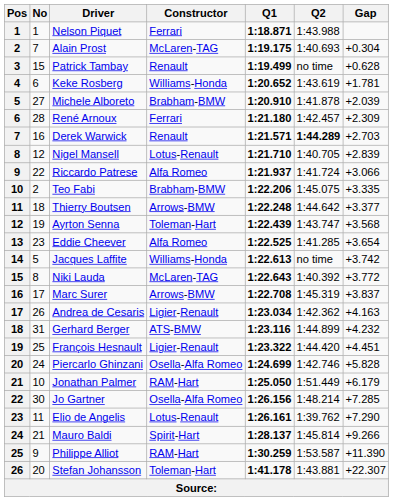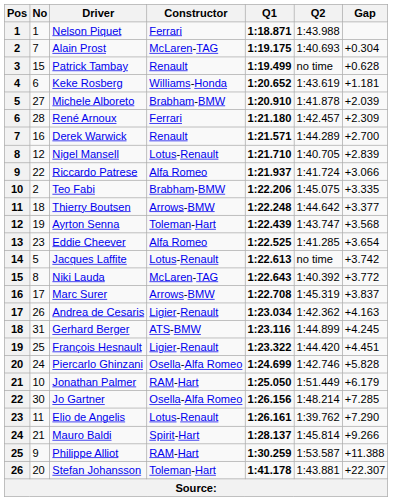(363, 84) +1.781 -> (362, 84) +1.181
(318, 136) bold -> (318, 136) normal
(363, 136) +2.703 -> (362, 136) +2.700
(188, 259) Williams-Honda -> (184, 259) Lotus-Renault
(363, 330) +4.232 -> (362, 330) +4.245
(365, 452) +11.390 -> (365, 452) +11.388
